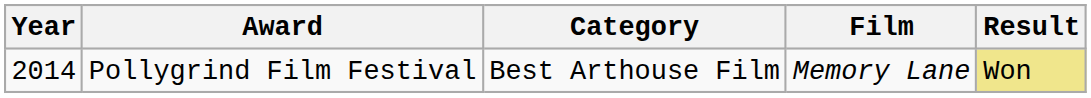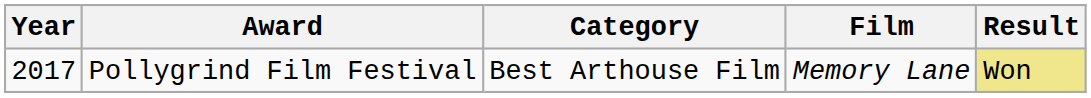(44, 71) 2014 -> (44, 71) 2017
